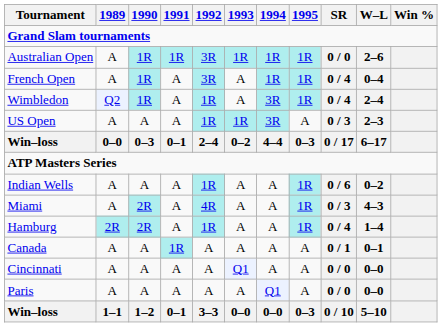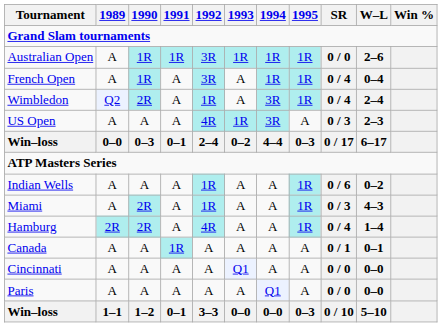(144, 99) 1R -> (144, 99) 2R
(209, 120) 1R -> (209, 120) 4R
(209, 205) 4R -> (209, 205) 1R
(209, 226) 1R -> (209, 226) 4R
